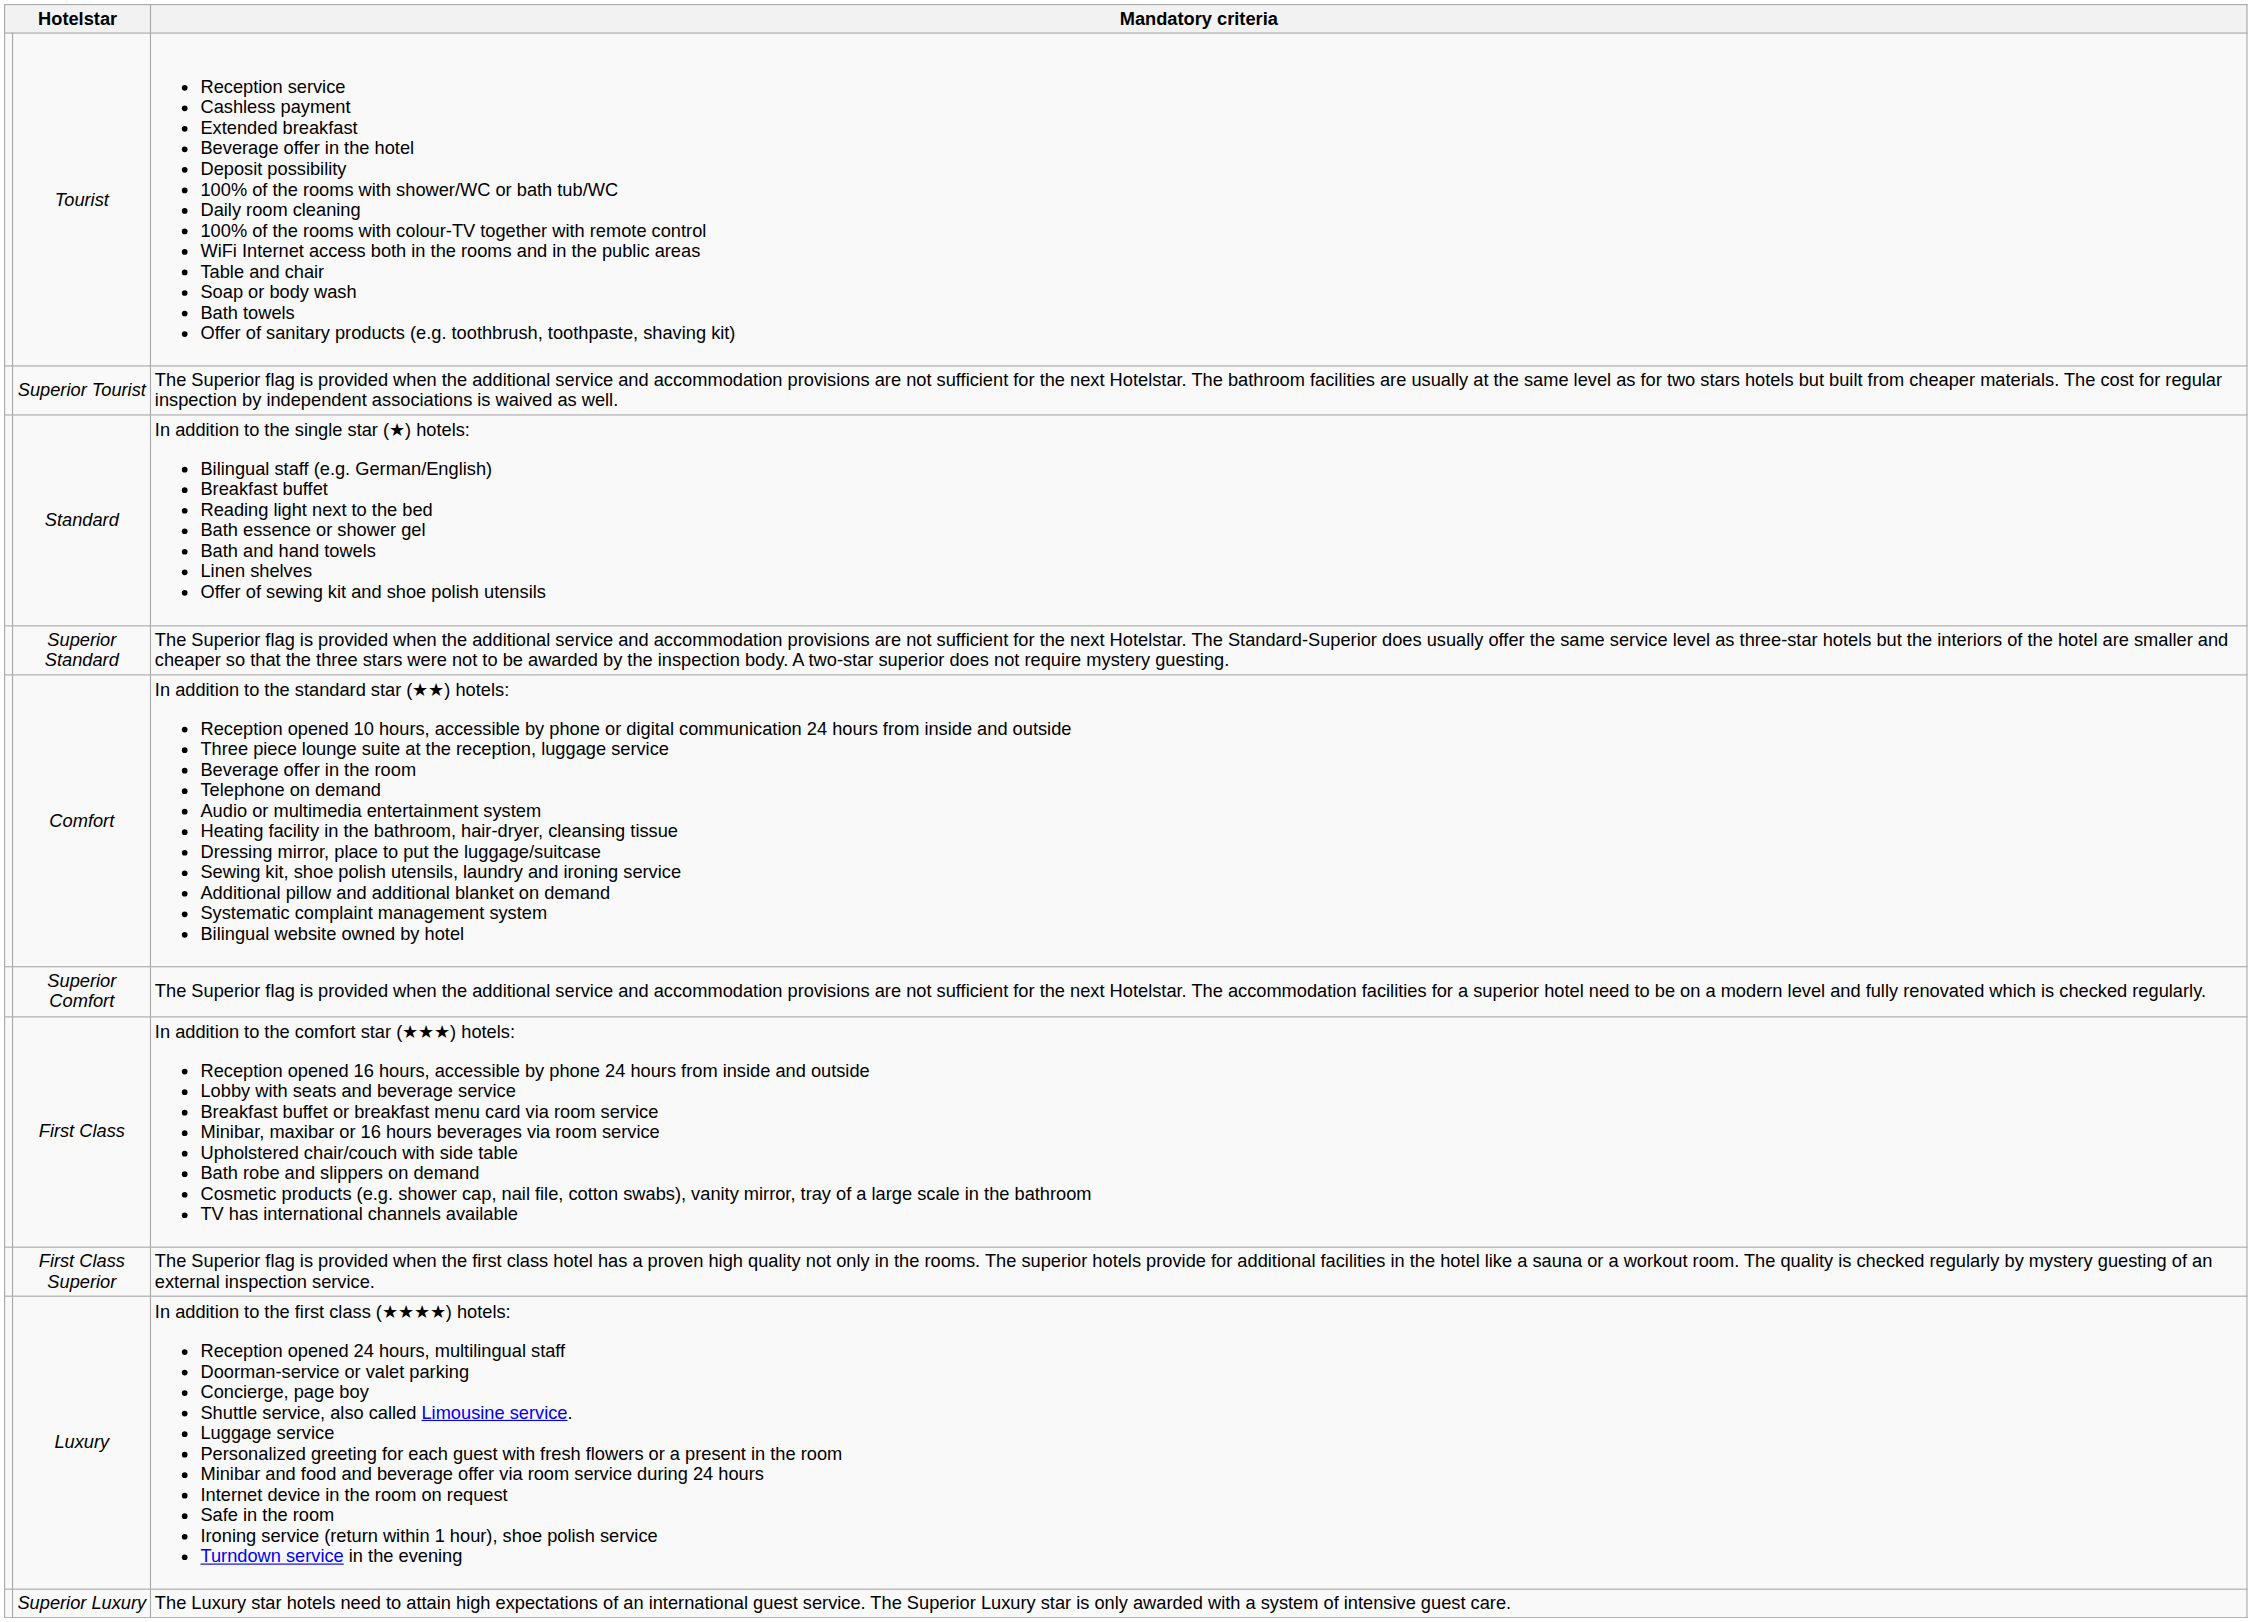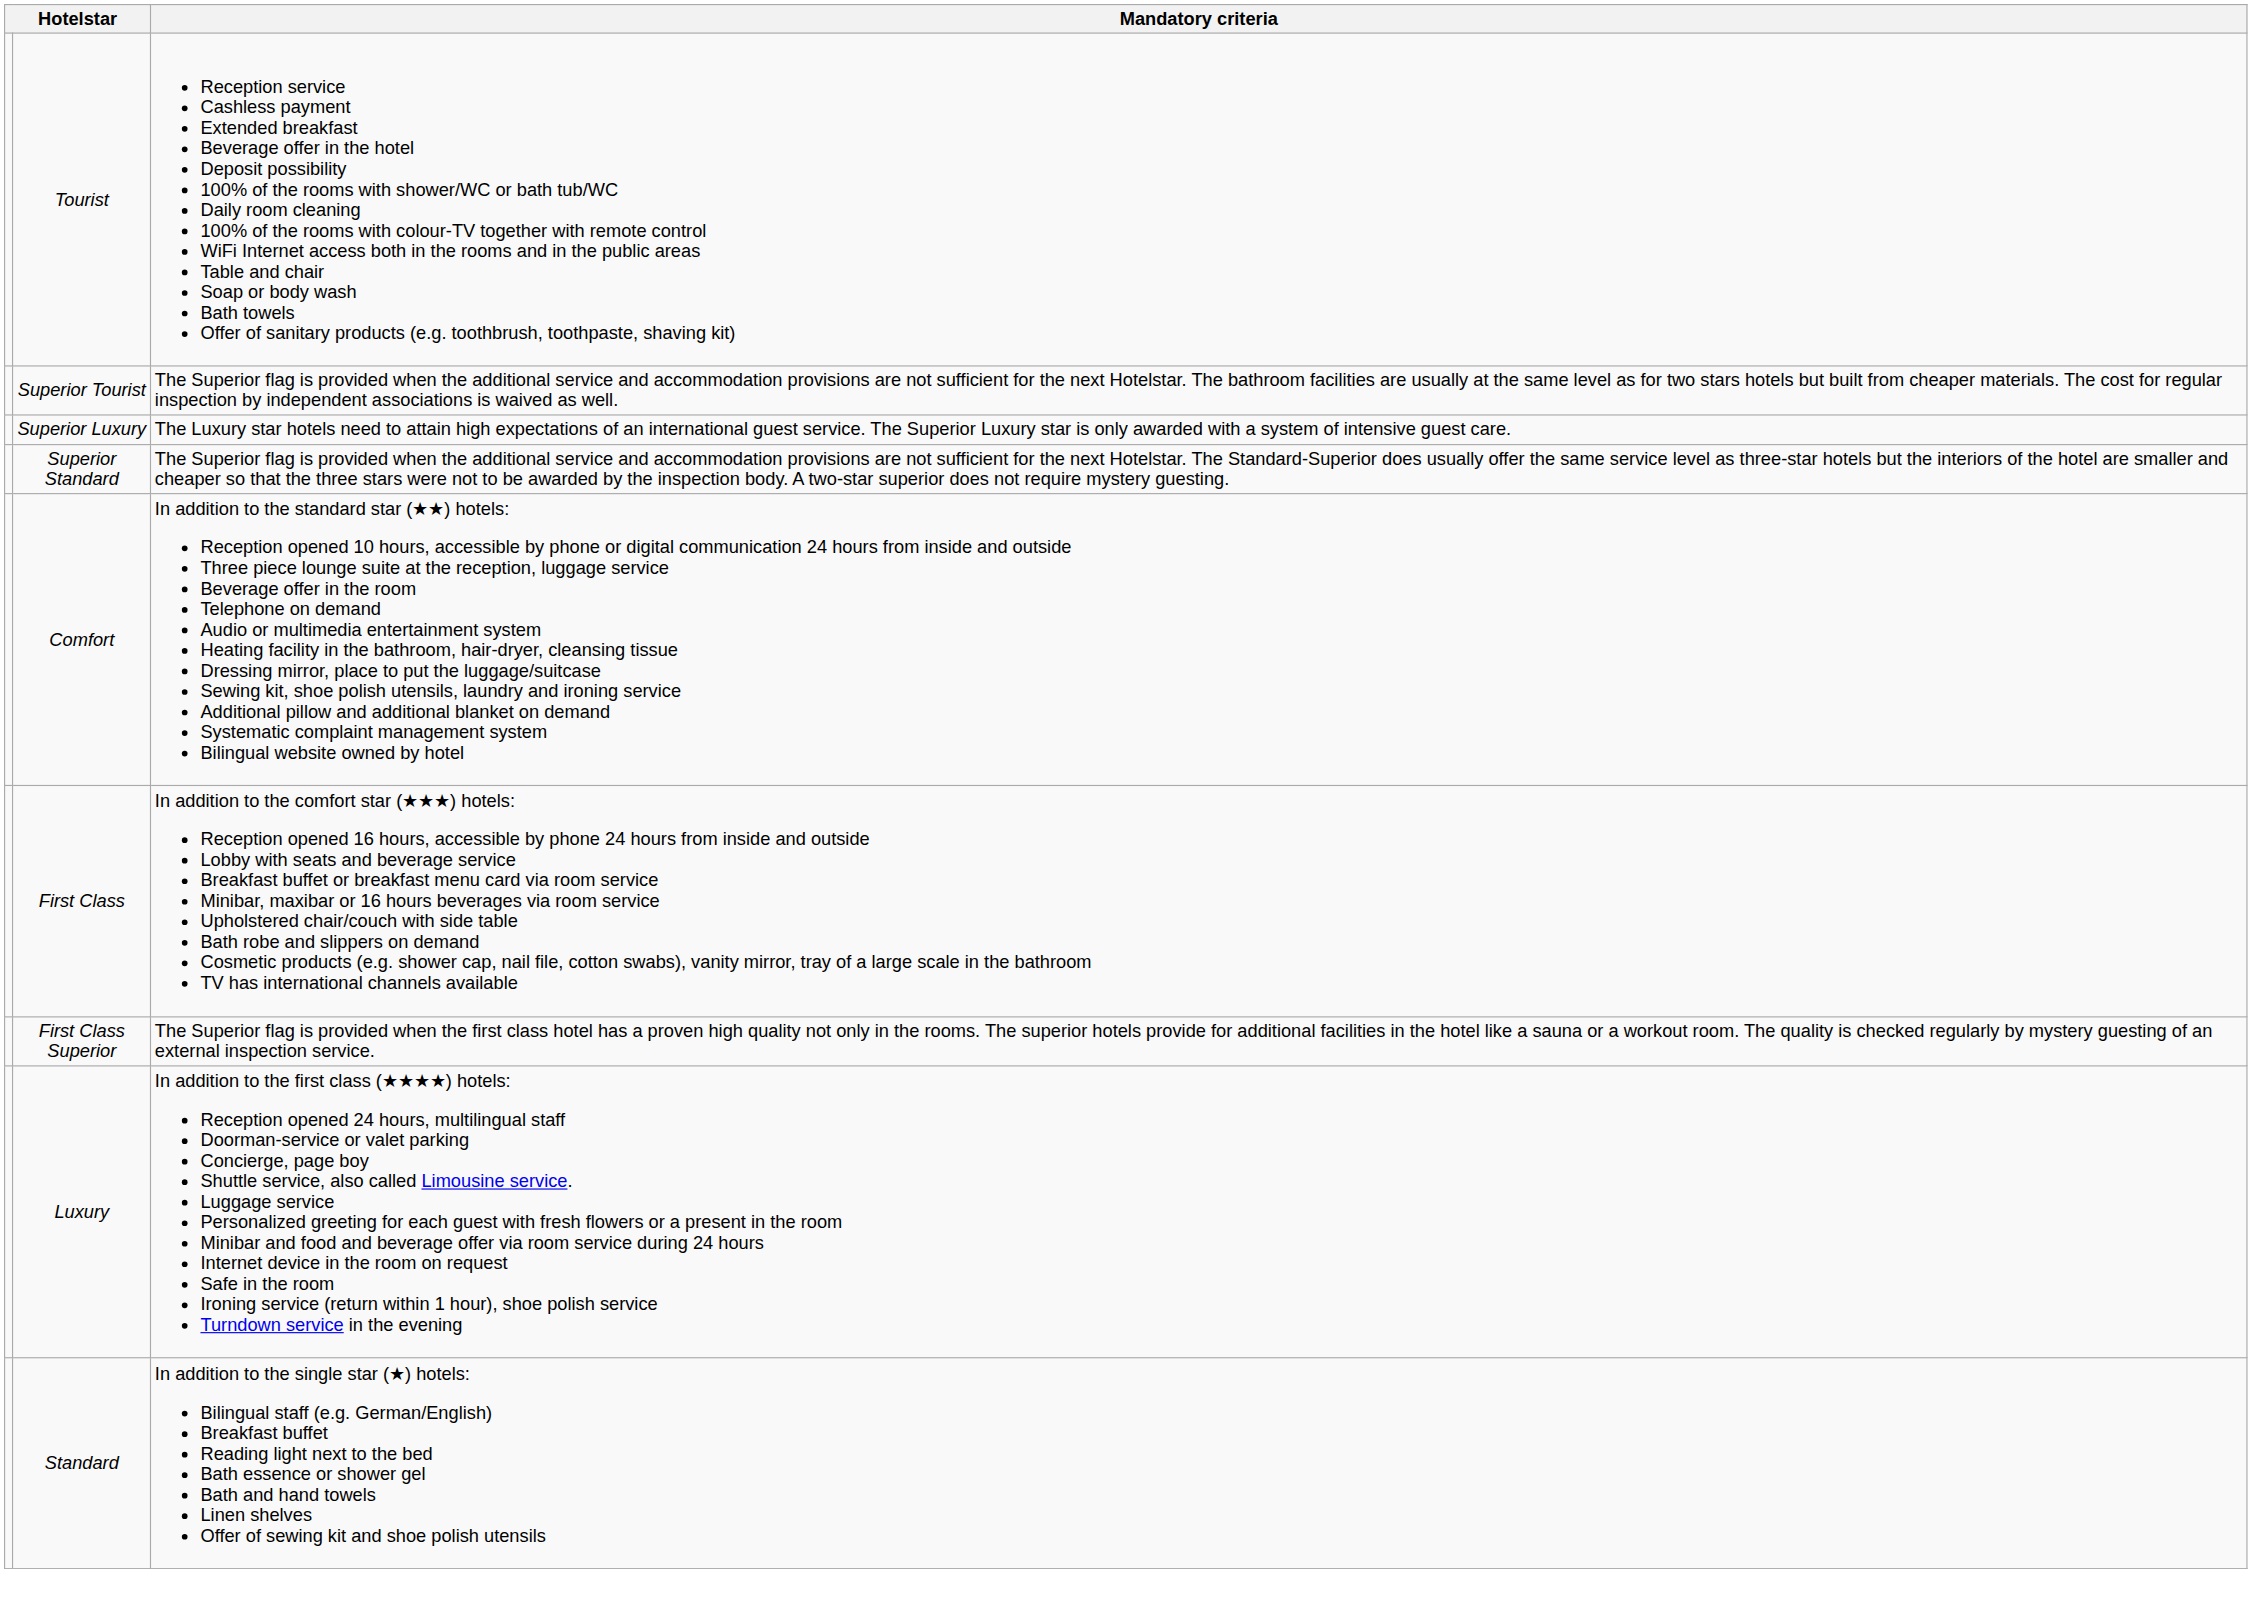rows swapped: (82, 520) <-> (82, 1603)
- row: (82, 991)
